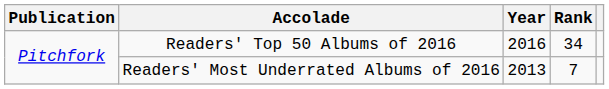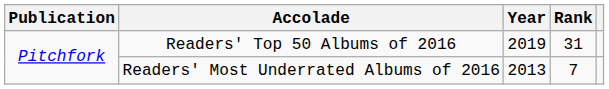(527, 44) 2016 -> (527, 44) 2019
(573, 44) 34 -> (573, 44) 31
